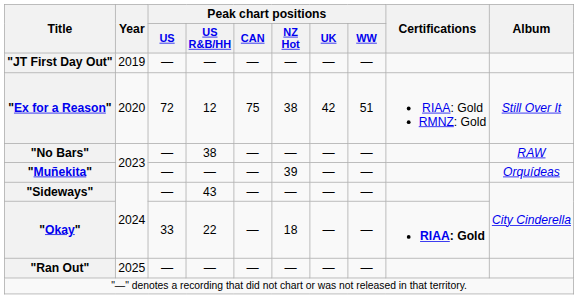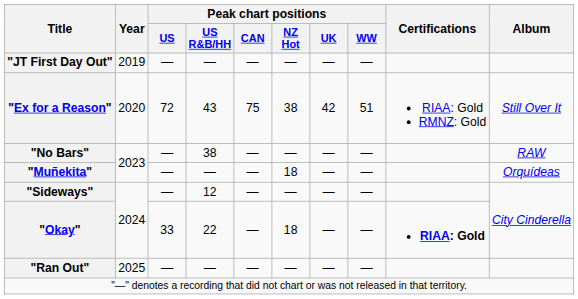(210, 108) 12 -> (210, 108) 43
(291, 172) 39 -> (291, 172) 18
(210, 191) 43 -> (210, 191) 12
